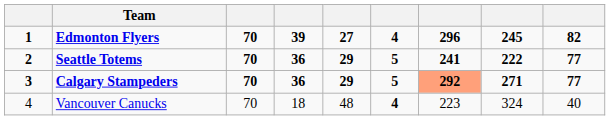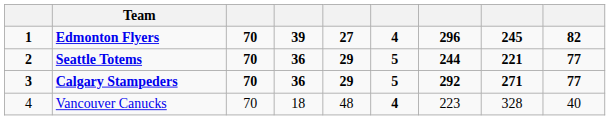(450, 59) 241 -> (450, 59) 244
(512, 59) 222 -> (512, 59) 221
(450, 81) lightsalmon background -> (450, 81) no background
(512, 103) 324 -> (512, 103) 328
